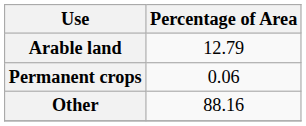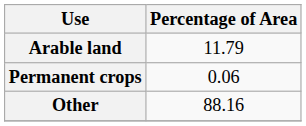(224, 47) 12.79 -> (224, 47) 11.79
